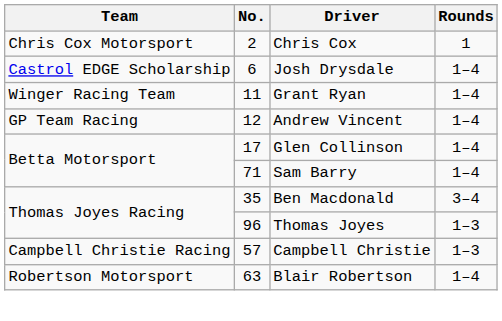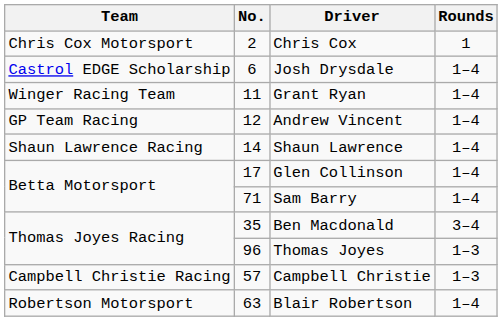+ row: (338, 147)
